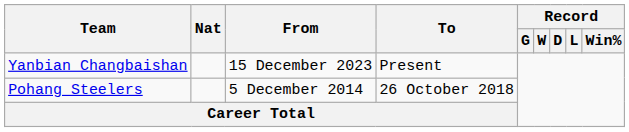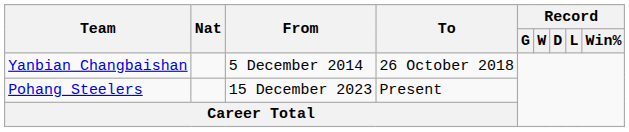(300, 65) 15 December 2023 -> (296, 65) 5 December 2014
(411, 65) Present -> (447, 65) 26 October 2018
(296, 90) 5 December 2014 -> (300, 90) 15 December 2023
(447, 90) 26 October 2018 -> (411, 90) Present
